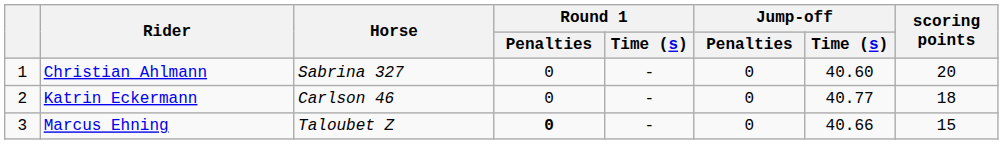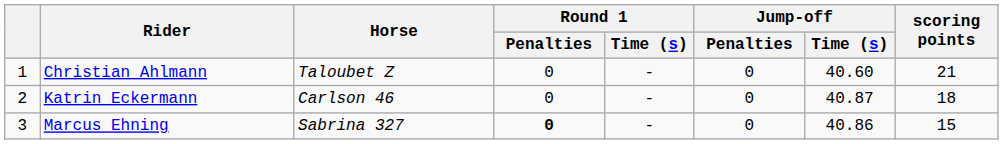(351, 72) Sabrina 327 -> (346, 72) Taloubet Z
(946, 72) 20 -> (946, 72) 21
(850, 99) 40.77 -> (850, 99) 40.87
(346, 126) Taloubet Z -> (351, 126) Sabrina 327
(850, 126) 40.66 -> (850, 126) 40.86
